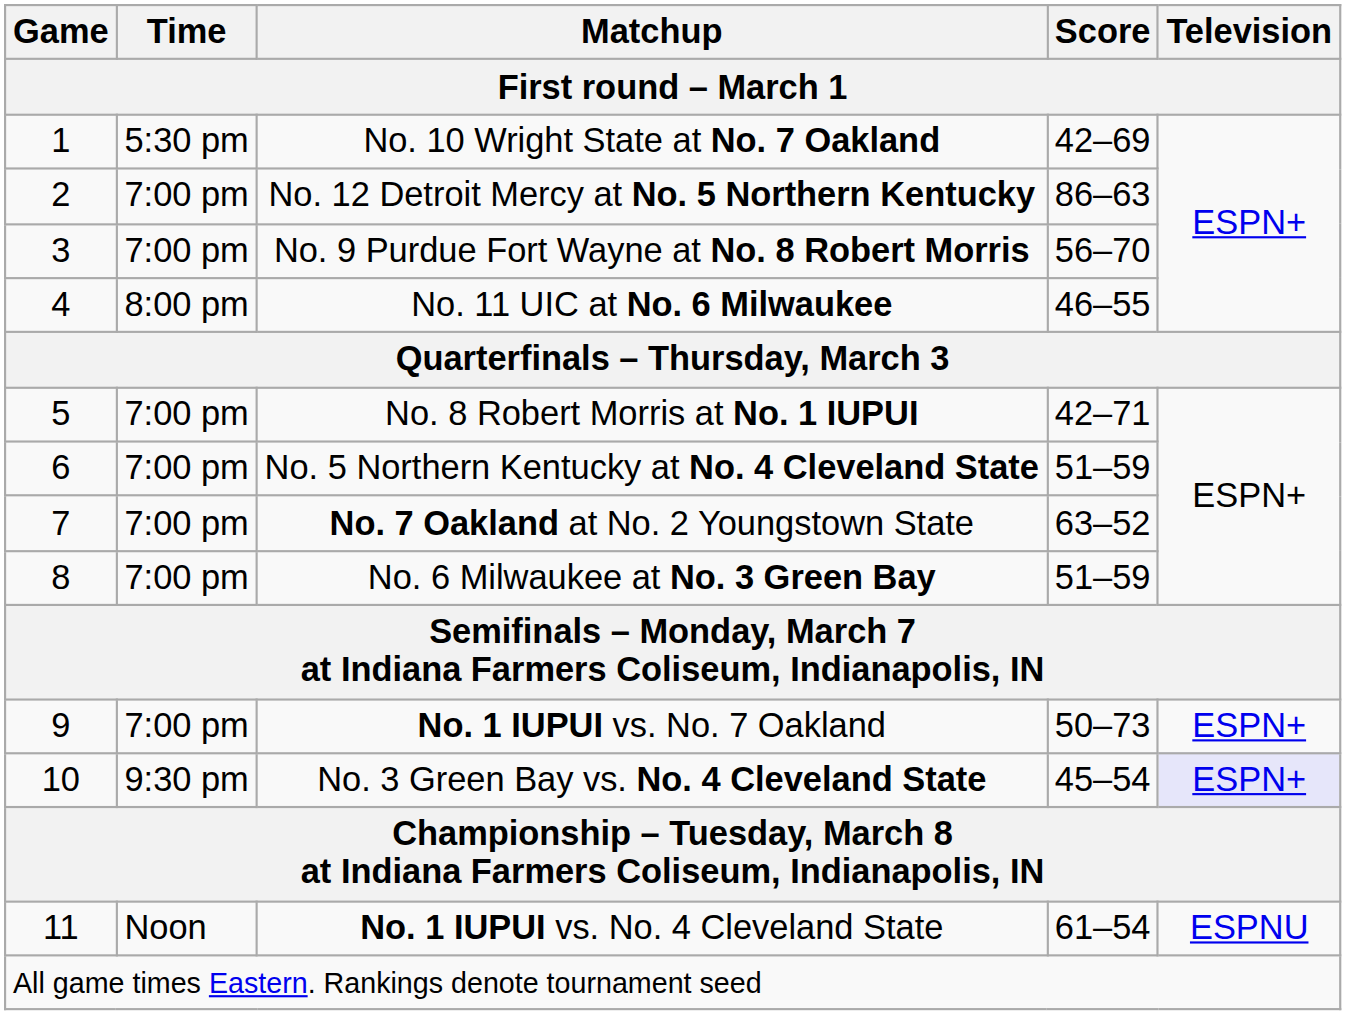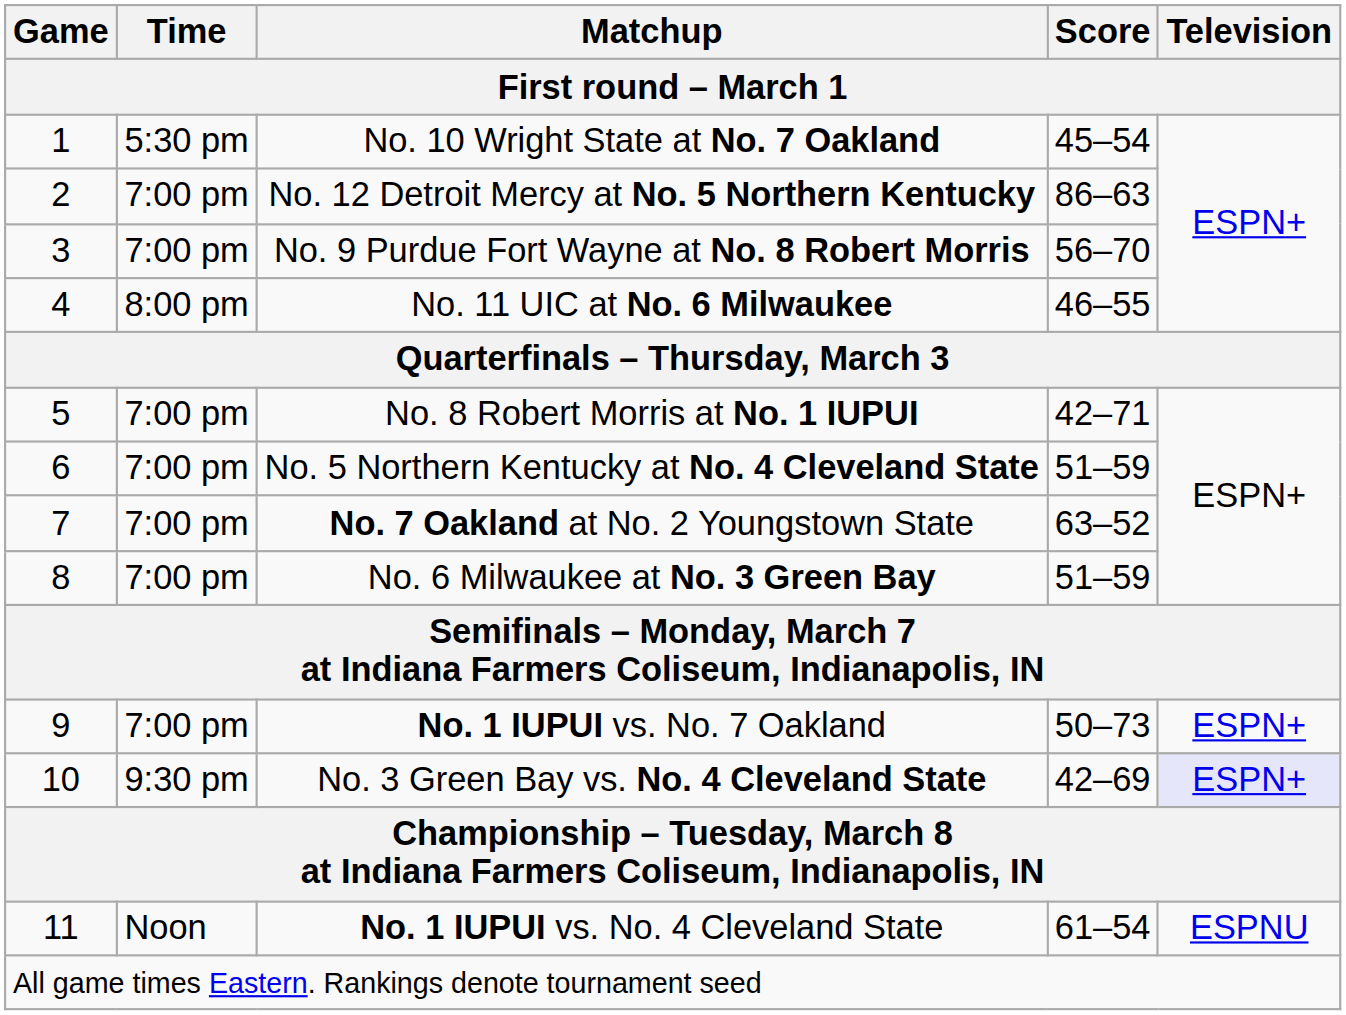(1103, 140) 42–69 -> (1103, 140) 45–54
(1103, 779) 45–54 -> (1103, 779) 42–69
